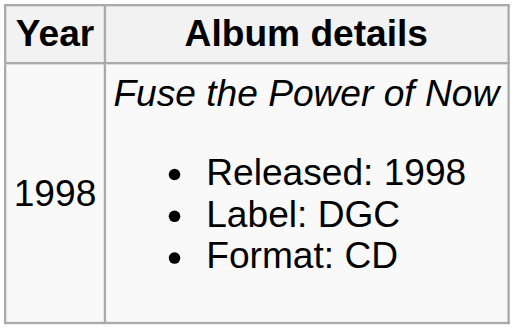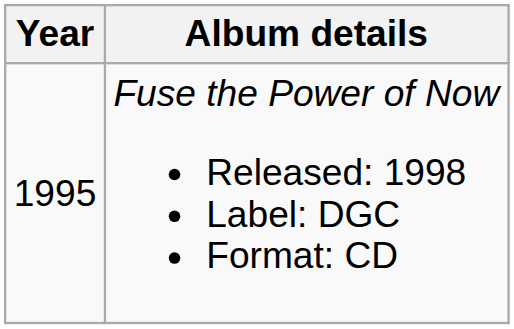(55, 192) 1998 -> (55, 192) 1995
